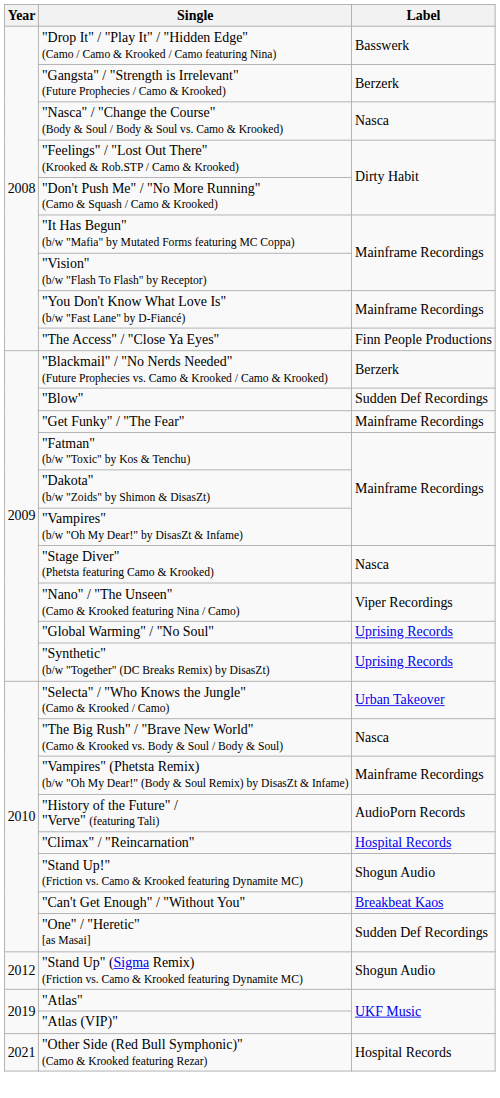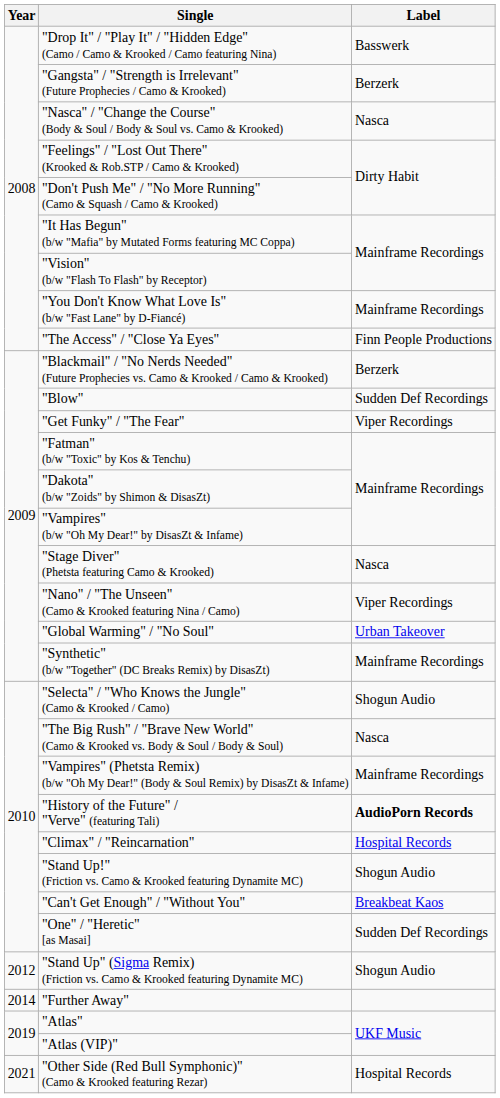(419, 421) Mainframe Recordings -> (404, 421) Viper Recordings
(404, 632) Uprising Records -> (400, 632) Urban Takeover
(404, 662) Uprising Records -> (419, 662) Mainframe Recordings
(400, 699) Urban Takeover -> (395, 699) Shogun Audio
(410, 813) normal -> (414, 813) bold
+ row: (85, 1000)
